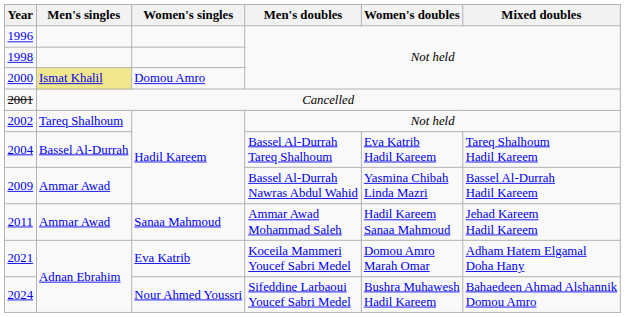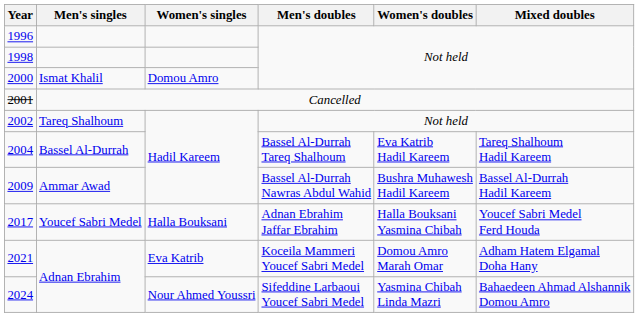(71, 78) khaki background -> (71, 78) no background
(406, 186) Yasmina Chibah Linda Mazri -> (425, 186) Bushra Muhawesh Hadil Kareem
- row: (20, 222)
+ row: (20, 222)
(412, 294) Bushra Muhawesh Hadil Kareem -> (419, 294) Yasmina Chibah Linda Mazri
